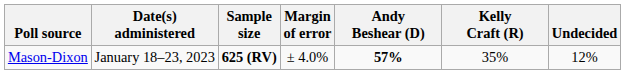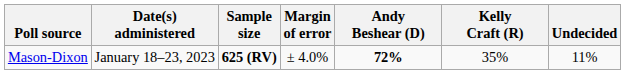(388, 57) 57% -> (388, 57) 72%
(585, 57) 12% -> (585, 57) 11%
